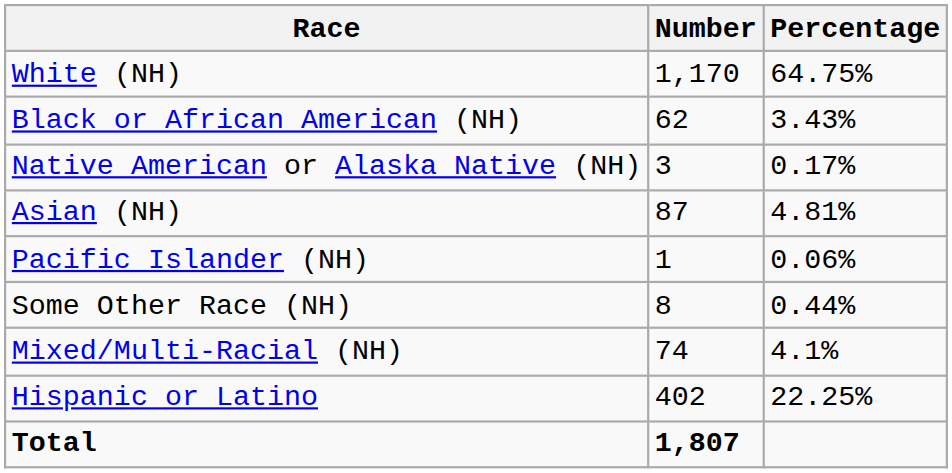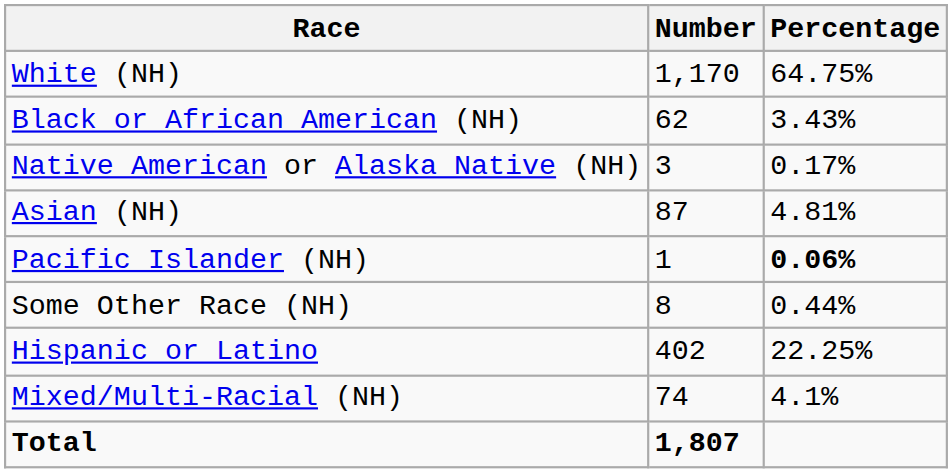(813, 259) normal -> (813, 259) bold
rows swapped: (207, 352) <-> (165, 398)
